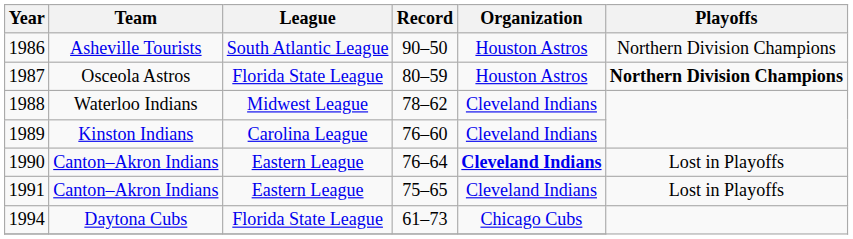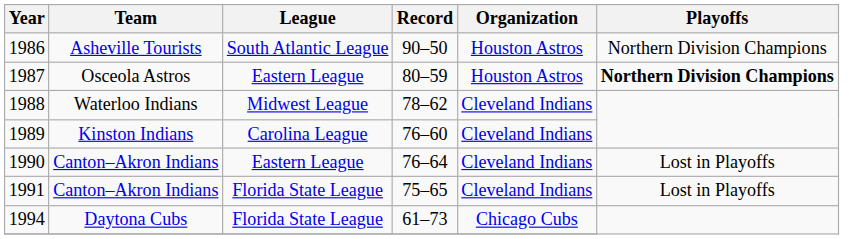(308, 76) Florida State League -> (308, 76) Eastern League
(531, 162) bold -> (527, 162) normal
(308, 190) Eastern League -> (308, 190) Florida State League
